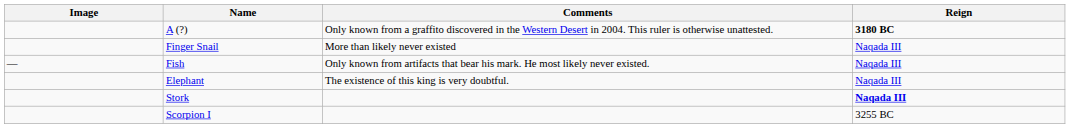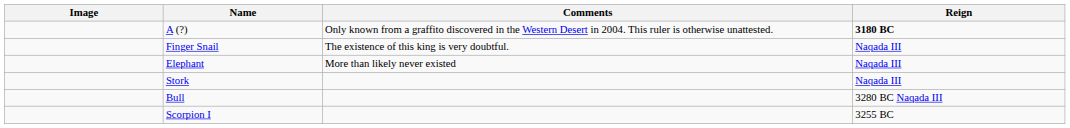(390, 47) More than likely never existed -> (417, 47) The existence of this king is very doubtful.
- row: (175, 64)
(417, 81) The existence of this king is very doubtful. -> (390, 64) More than likely never existed
(881, 98) bold -> (878, 81) normal
+ row: (175, 98)
